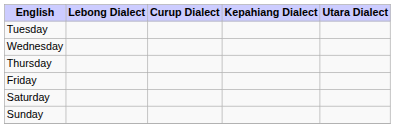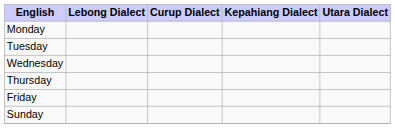+ row: (26, 30)
- row: (28, 98)
